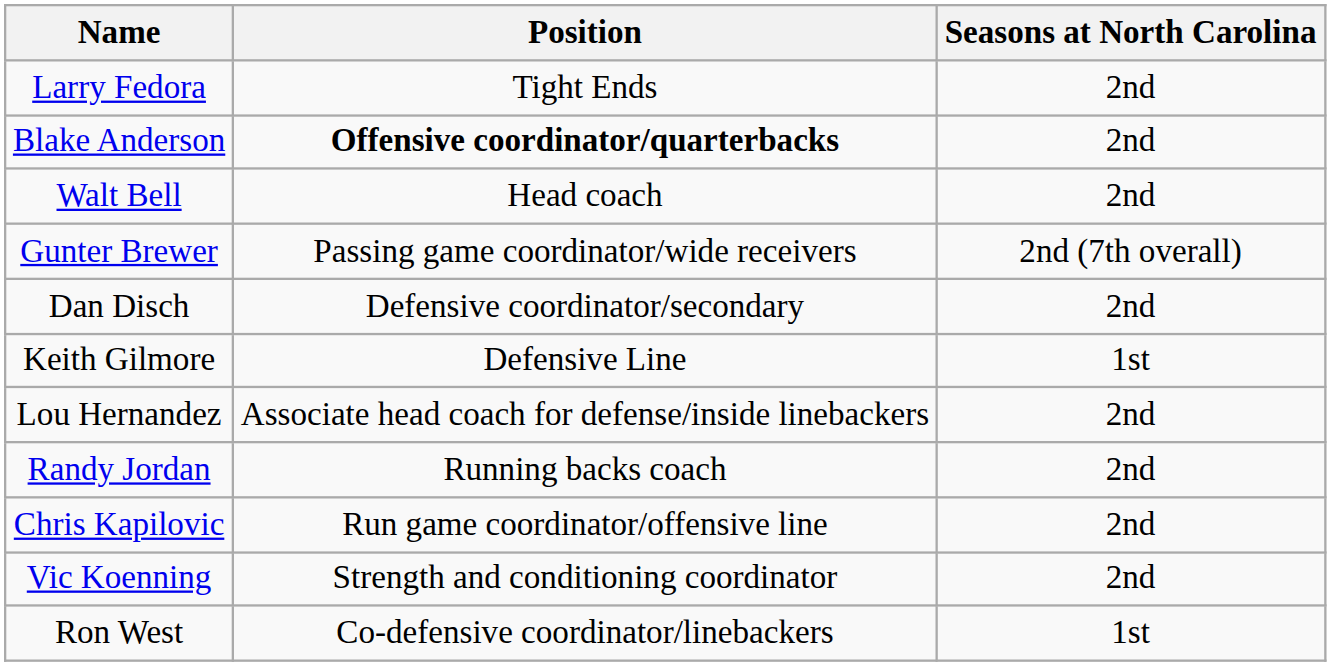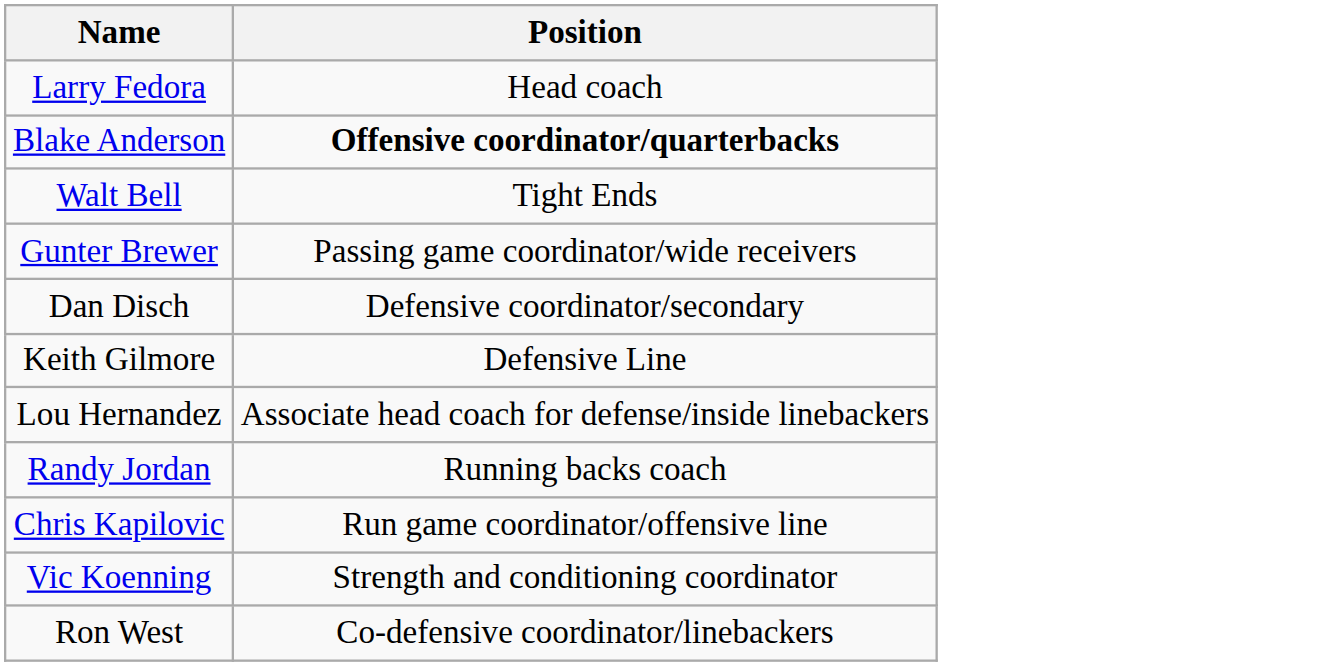- column: (1131, 32)
(585, 86) Tight Ends -> (585, 86) Head coach
(585, 196) Head coach -> (585, 196) Tight Ends
